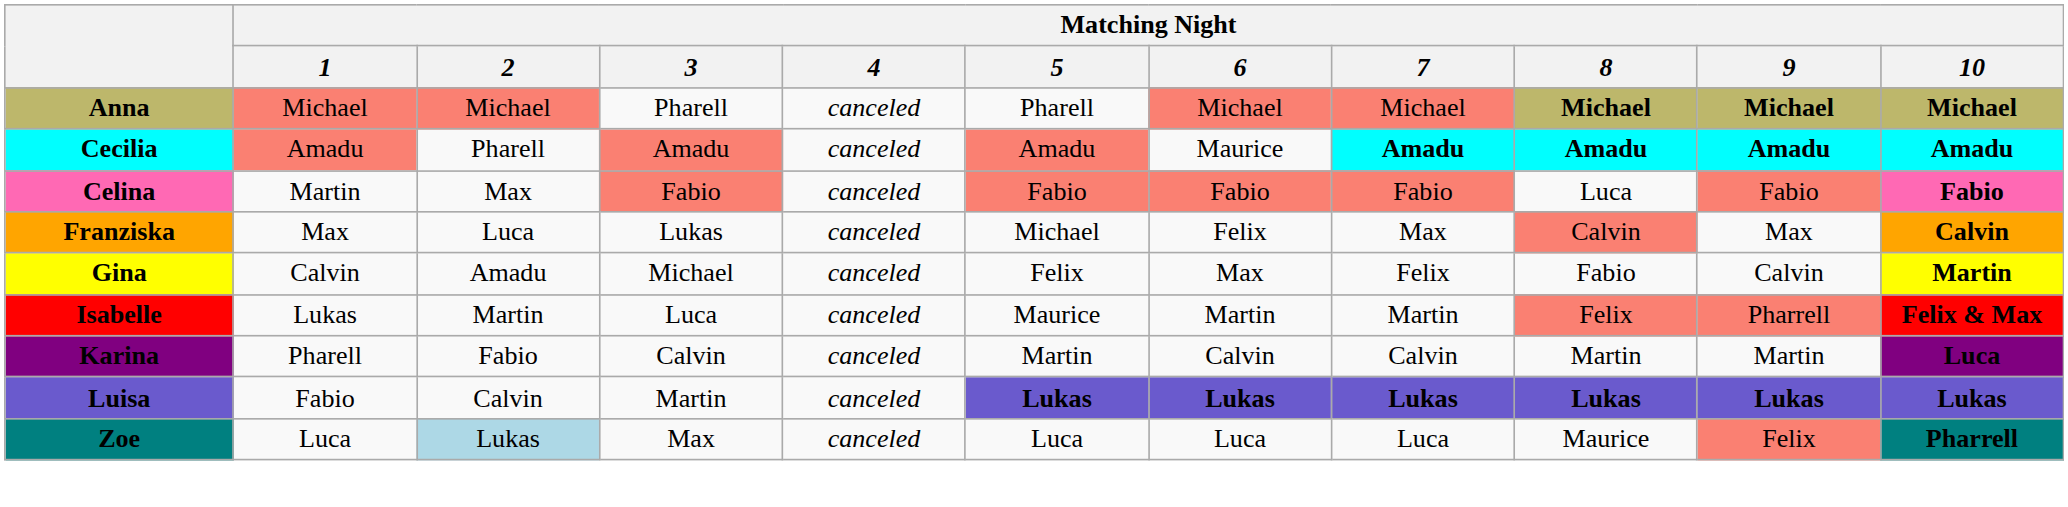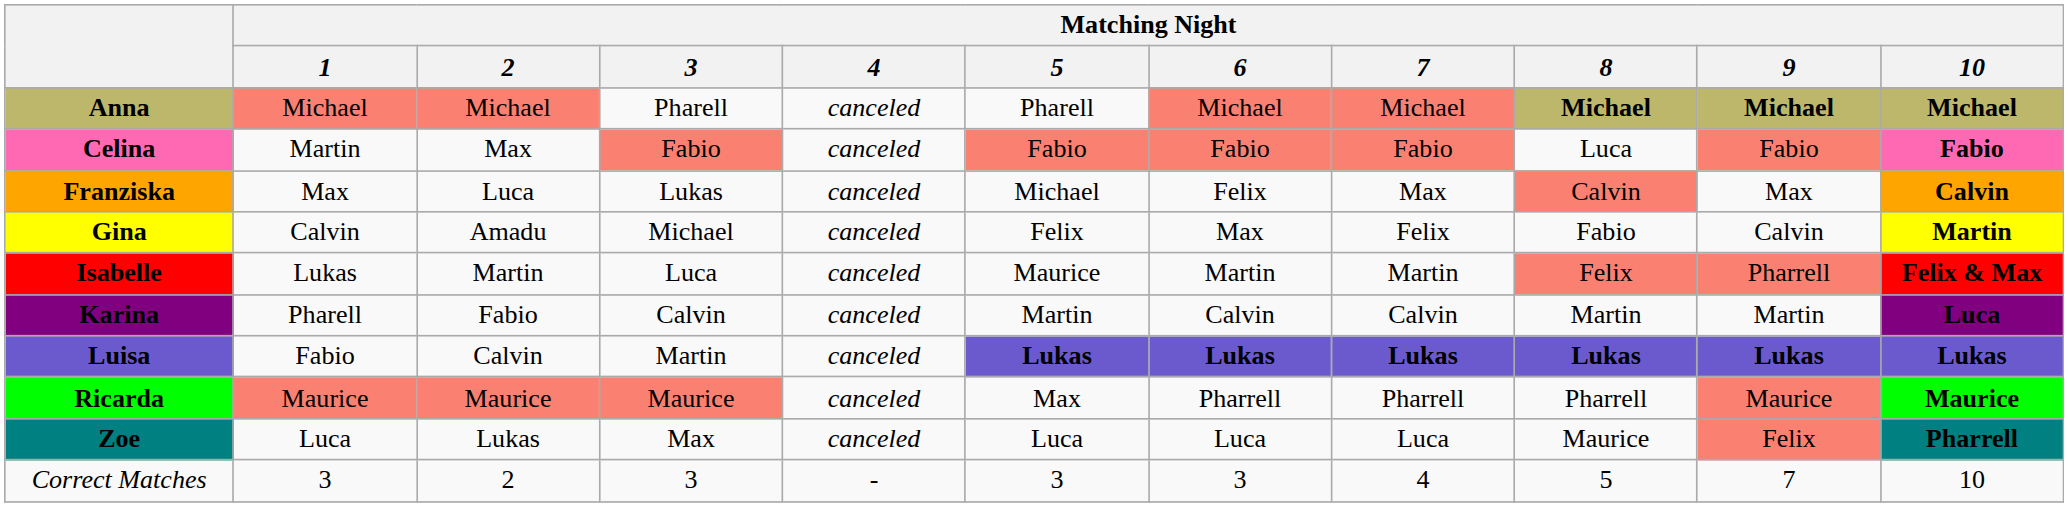- row: (119, 149)
+ row: (119, 397)
(508, 438) lightblue background -> (508, 438) no background
+ row: (119, 480)
